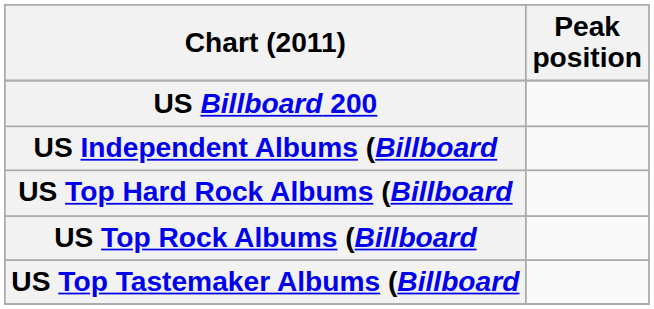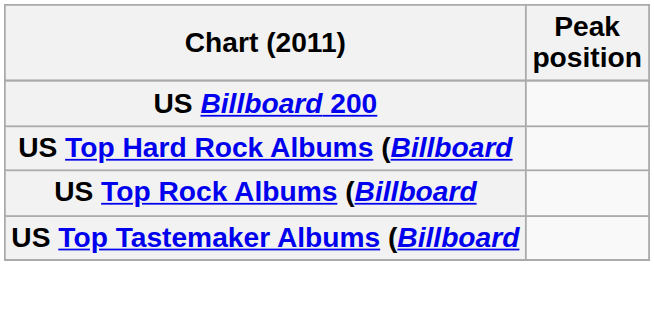- row: (265, 147)
